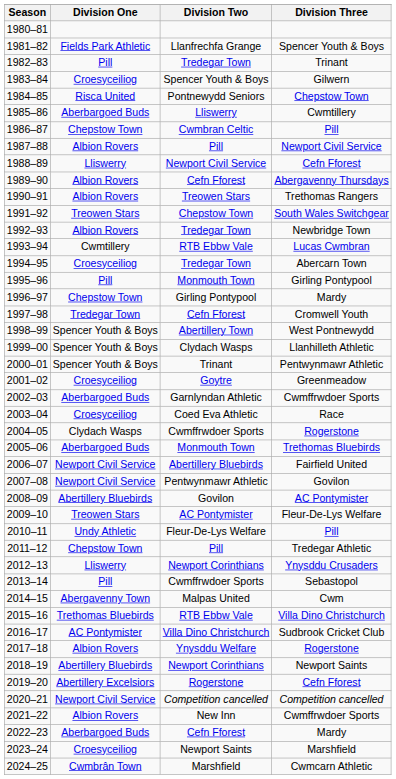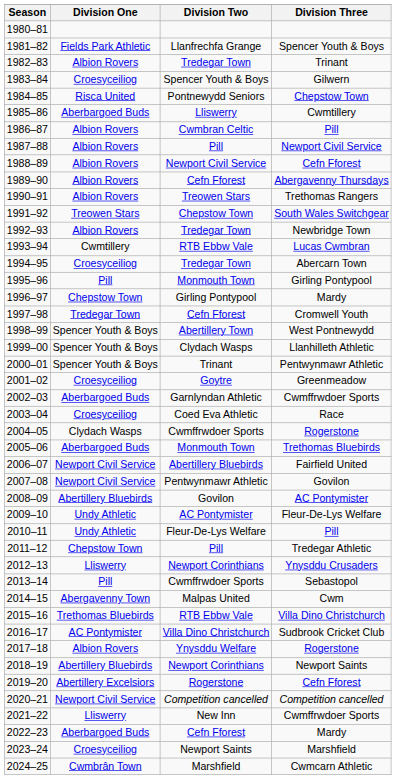(105, 63) Pill -> (105, 63) Albion Rovers
(105, 130) Chepstow Town -> (105, 130) Albion Rovers
(105, 163) Lliswerry -> (105, 163) Albion Rovers
(105, 515) Treowen Stars -> (105, 515) Undy Athletic
(105, 716) Albion Rovers -> (105, 716) Lliswerry
